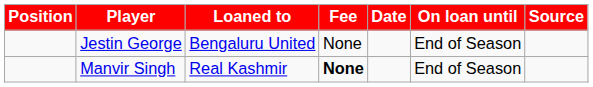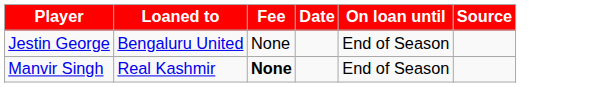- column: (40, 17)
